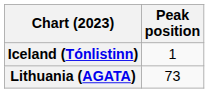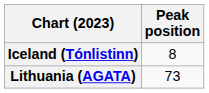(173, 54) 1 -> (173, 54) 8
